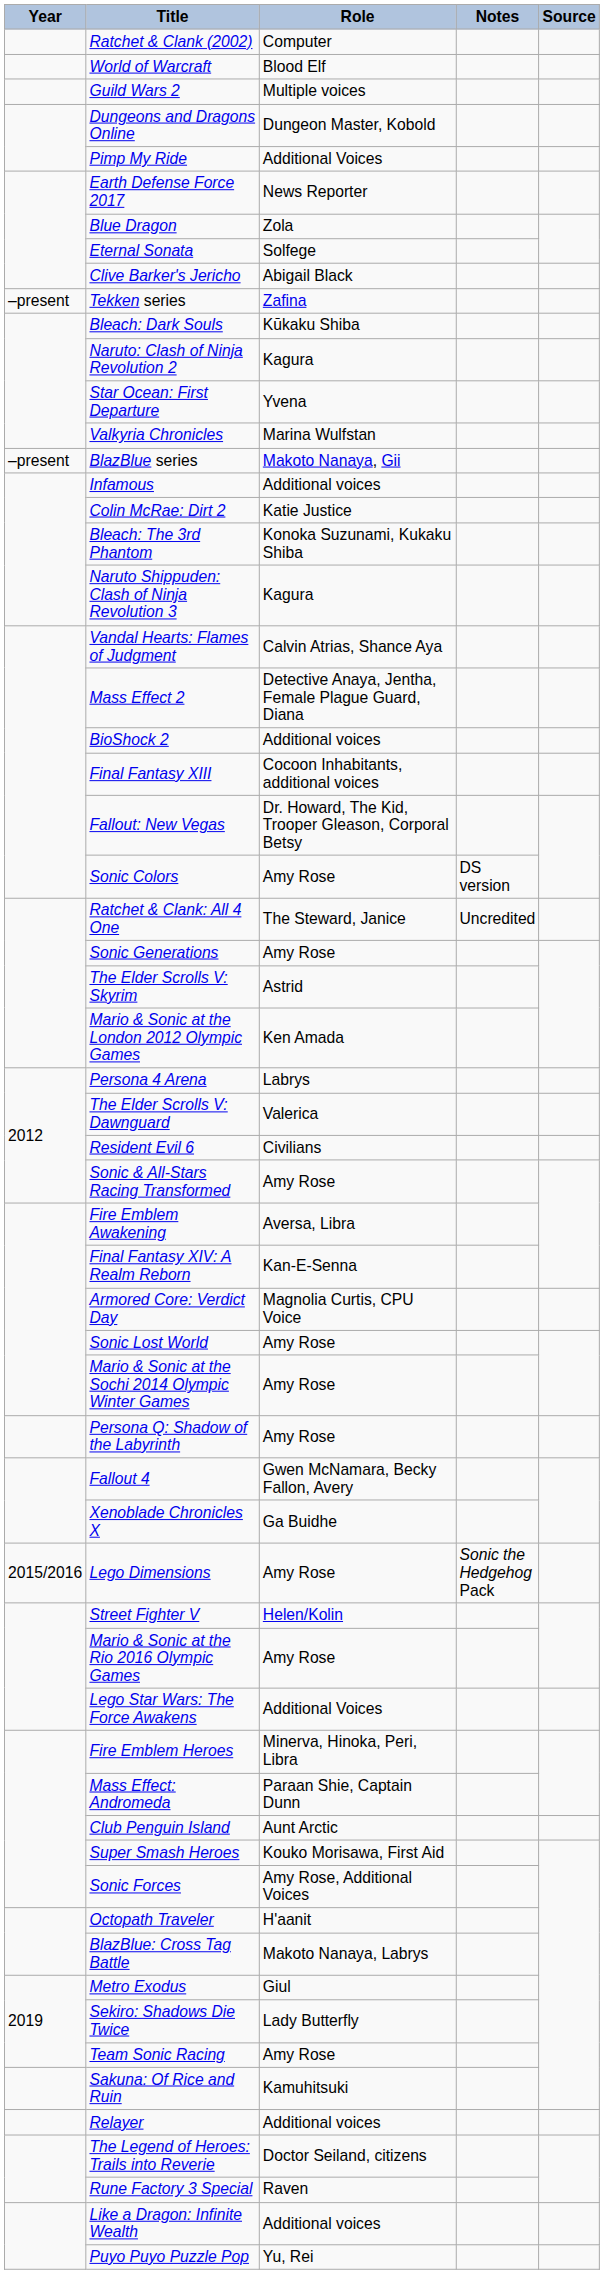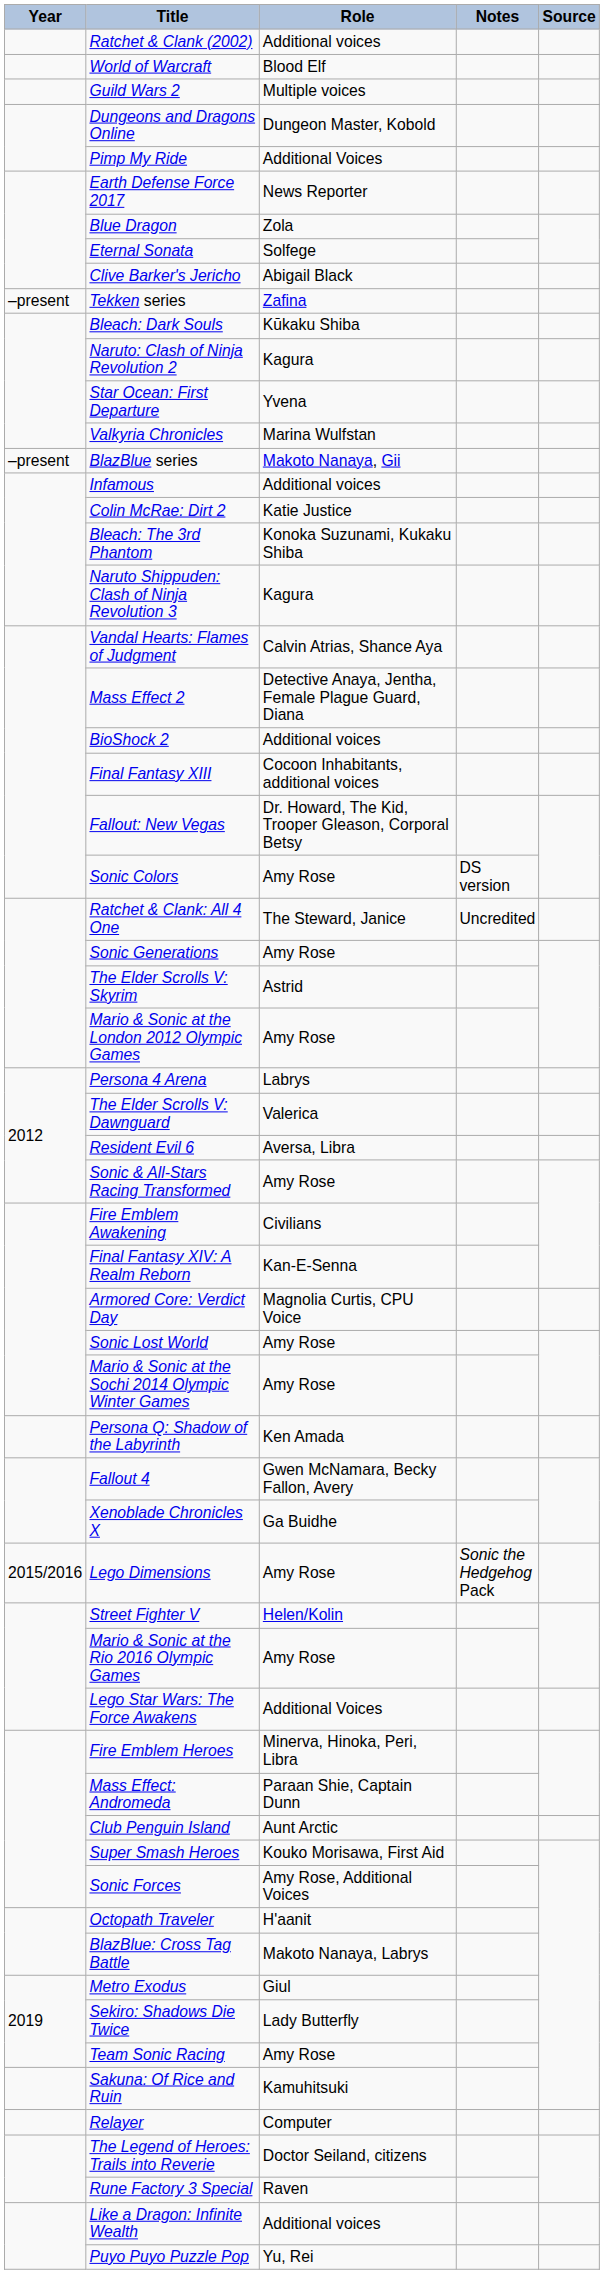(297, 41) Computer -> (322, 41) Additional voices
(303, 1037) Ken Amada -> (299, 1037) Amy Rose
(292, 1147) Civilians -> (309, 1147) Aversa, Libra
(309, 1224) Aversa, Libra -> (292, 1224) Civilians
(299, 1436) Amy Rose -> (303, 1436) Ken Amada
(322, 2122) Additional voices -> (297, 2122) Computer
